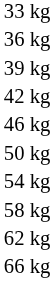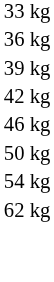- row: (27, 209)
- row: (27, 266)
